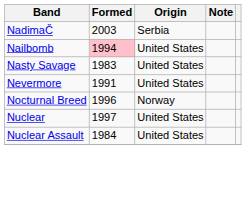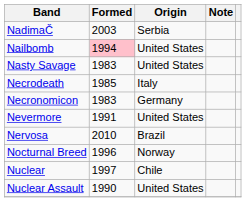+ row: (35, 83)
+ row: (42, 100)
+ row: (27, 135)
(170, 118) United States -> (150, 170) Chile
(104, 135) 1984 -> (104, 188) 1990
